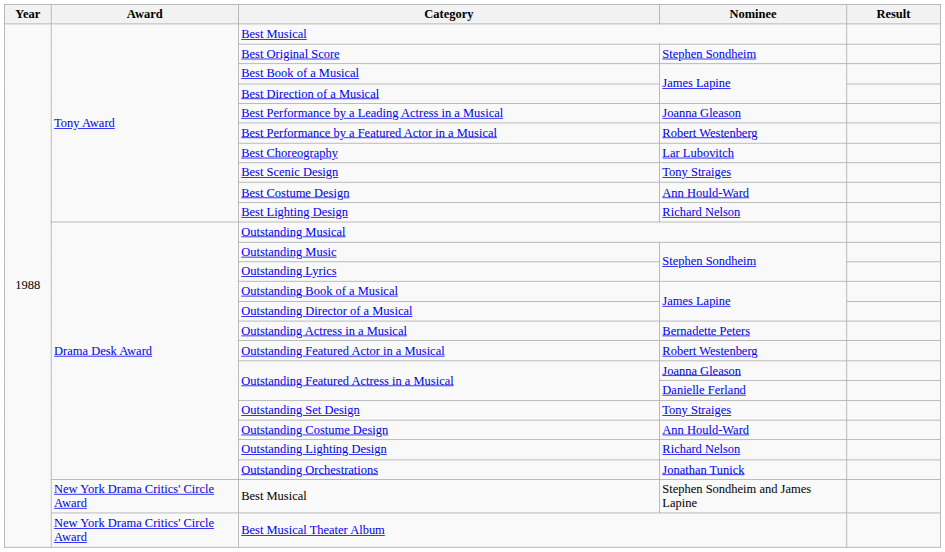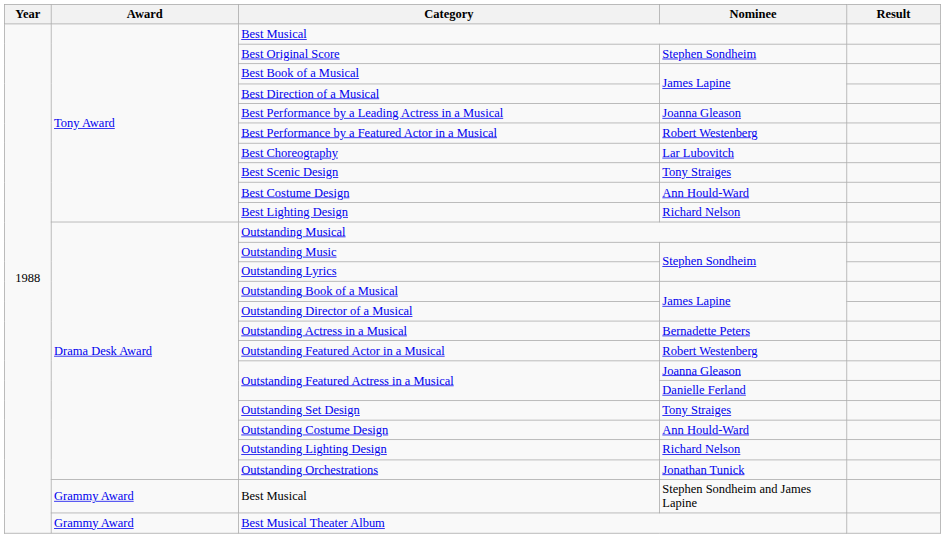(134, 496) New York Drama Critics' Circle Award -> (94, 496) Grammy Award
(134, 530) New York Drama Critics' Circle Award -> (94, 523) Grammy Award
